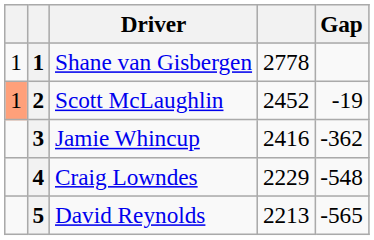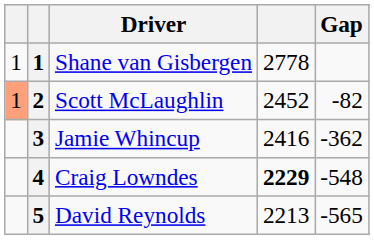(347, 100) -19 -> (347, 100) -82
(286, 177) normal -> (286, 177) bold
